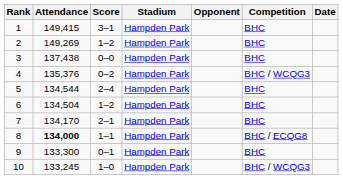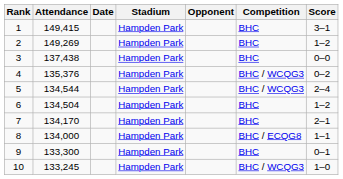columns swapped: (325, 12) <-> (106, 12)
(255, 89) BHC -> (271, 89) BHC / WCQG3
(61, 136) bold -> (61, 136) normal
